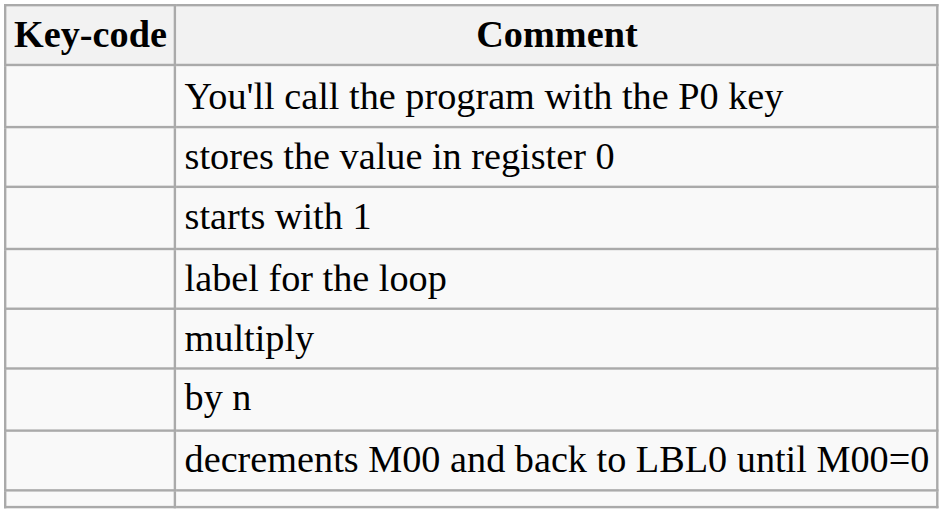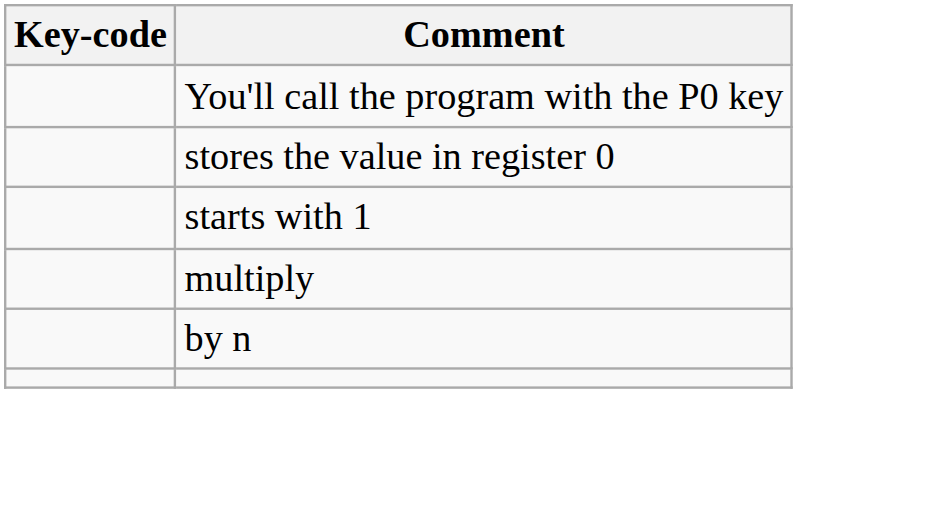- row: (316, 277)
- row: (557, 459)
